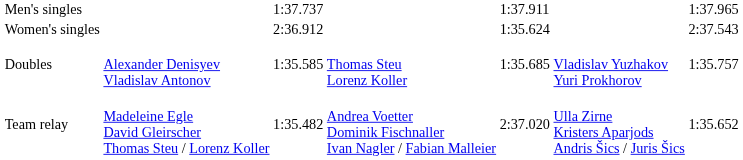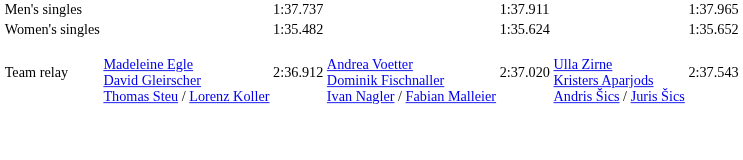(298, 29) 2:36.912 -> (298, 29) 1:35.482
(714, 29) 2:37.543 -> (714, 29) 1:35.652
- row: (28, 64)
(298, 124) 1:35.482 -> (298, 72) 2:36.912
(714, 124) 1:35.652 -> (714, 72) 2:37.543
